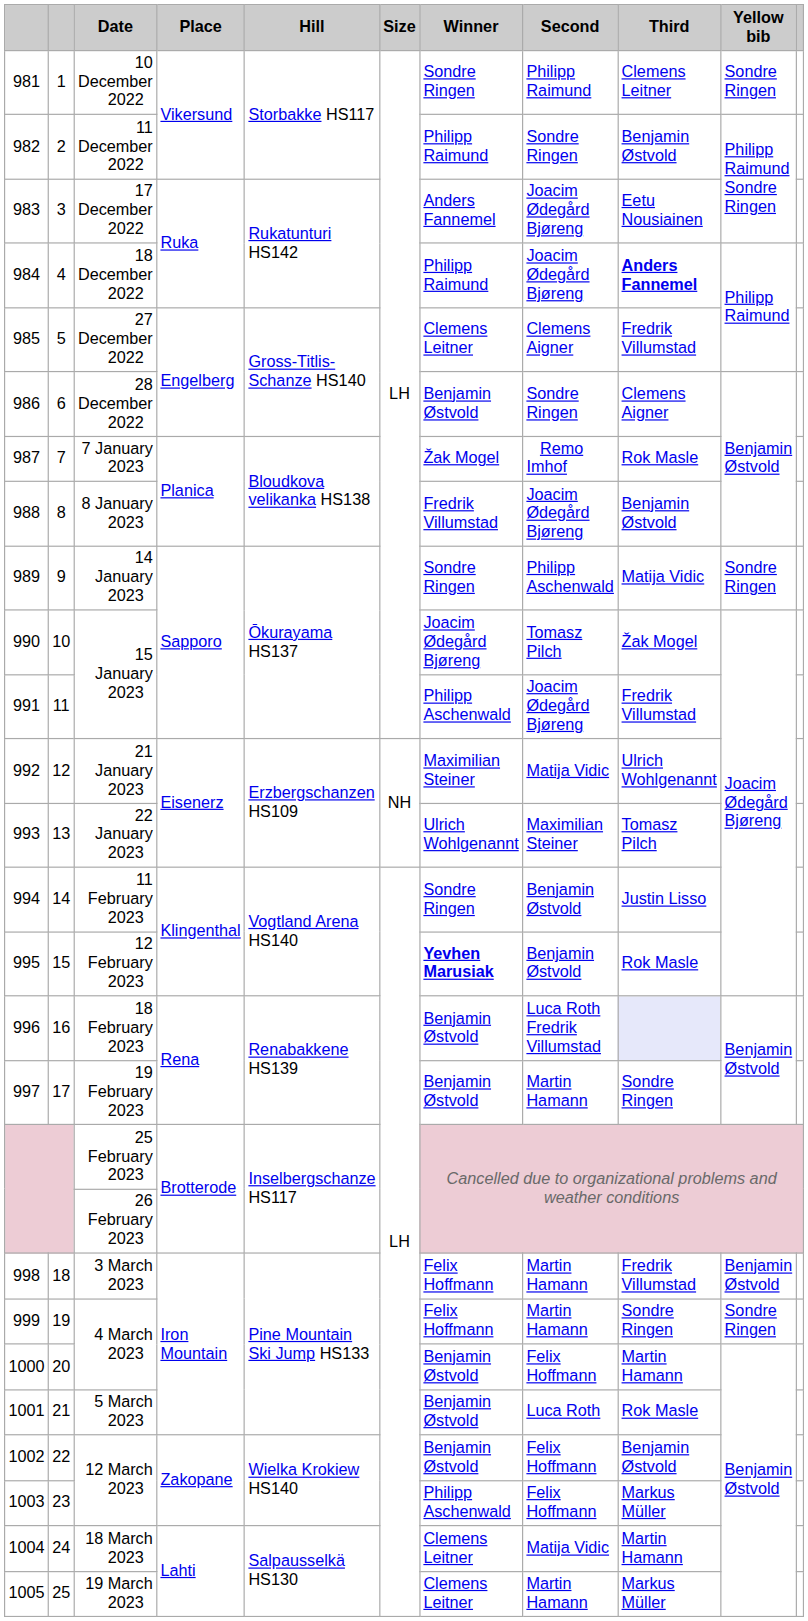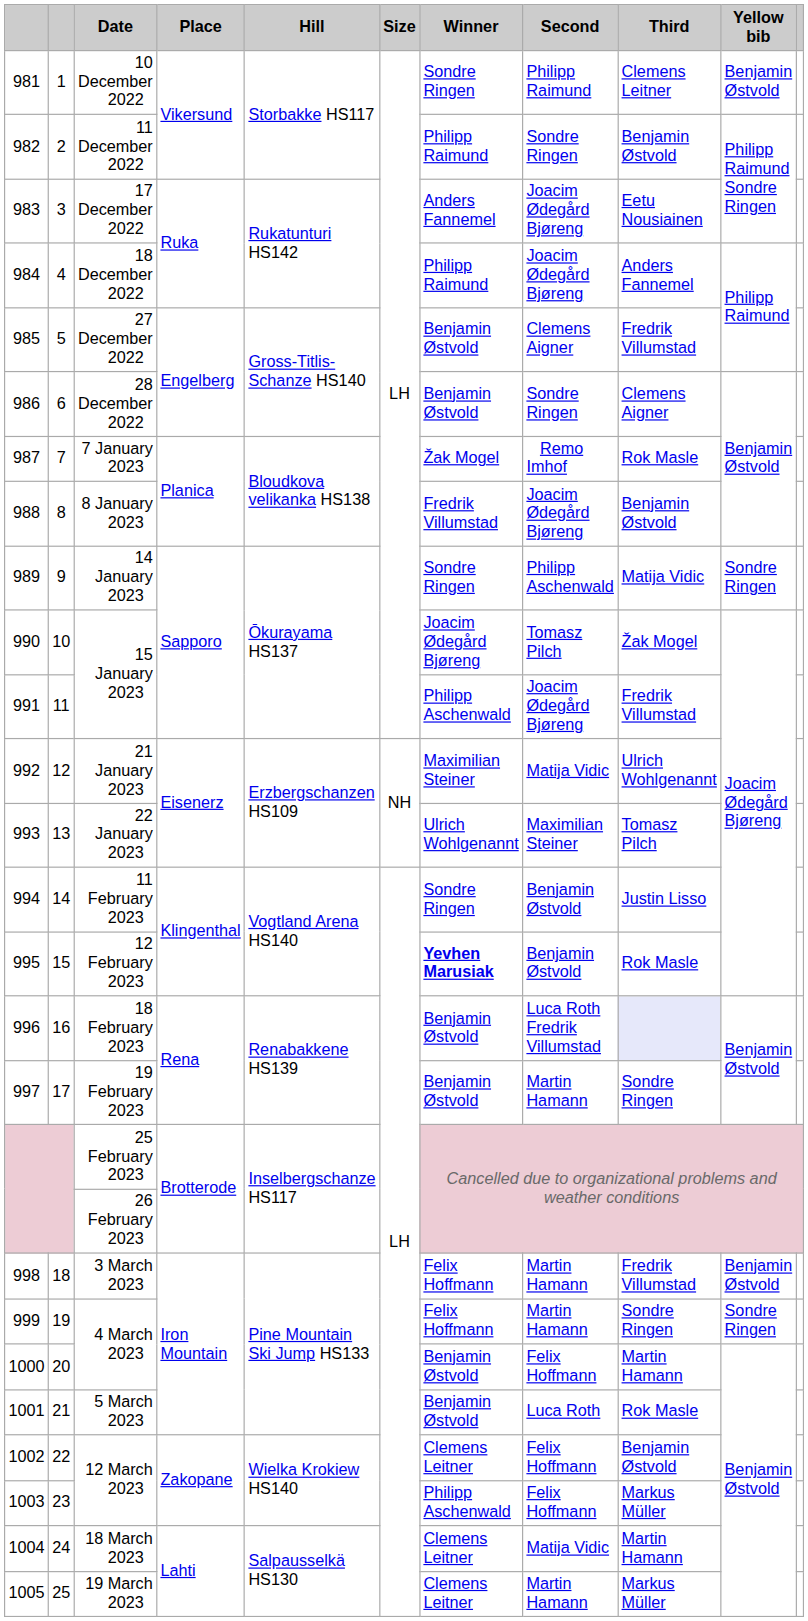(751, 81) Sondre Ringen -> (758, 81) Benjamin Østvold
(659, 274) bold -> (658, 274) normal
(455, 339) Clemens Leitner -> (457, 339) Benjamin Østvold
(457, 1457) Benjamin Østvold -> (455, 1457) Clemens Leitner
